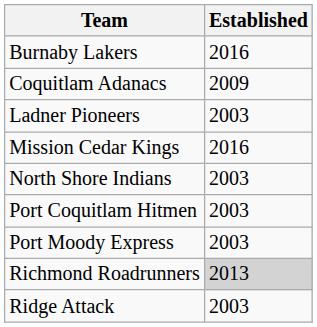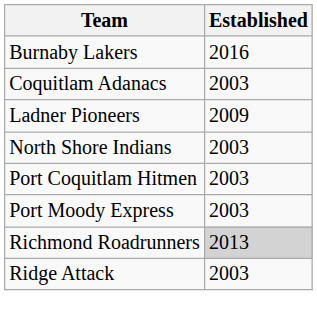(229, 83) 2009 -> (229, 83) 2003
(229, 115) 2003 -> (229, 115) 2009
- row: (94, 147)
